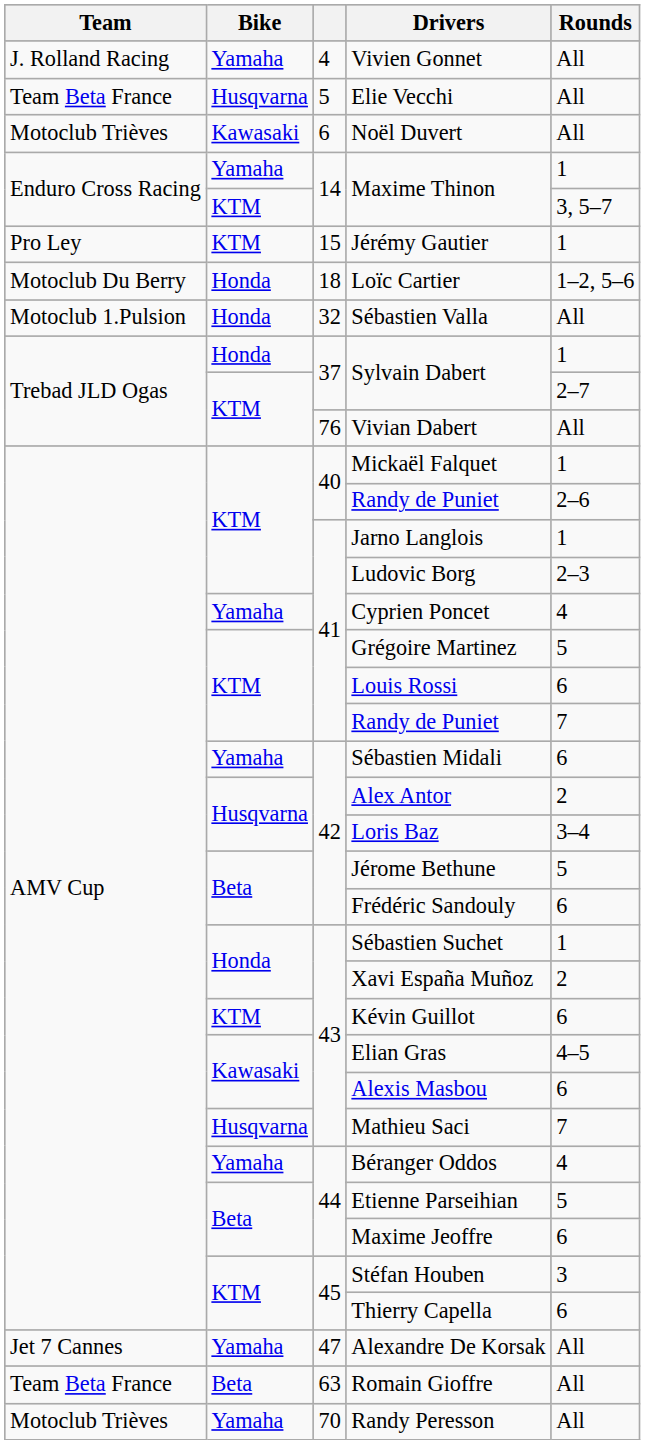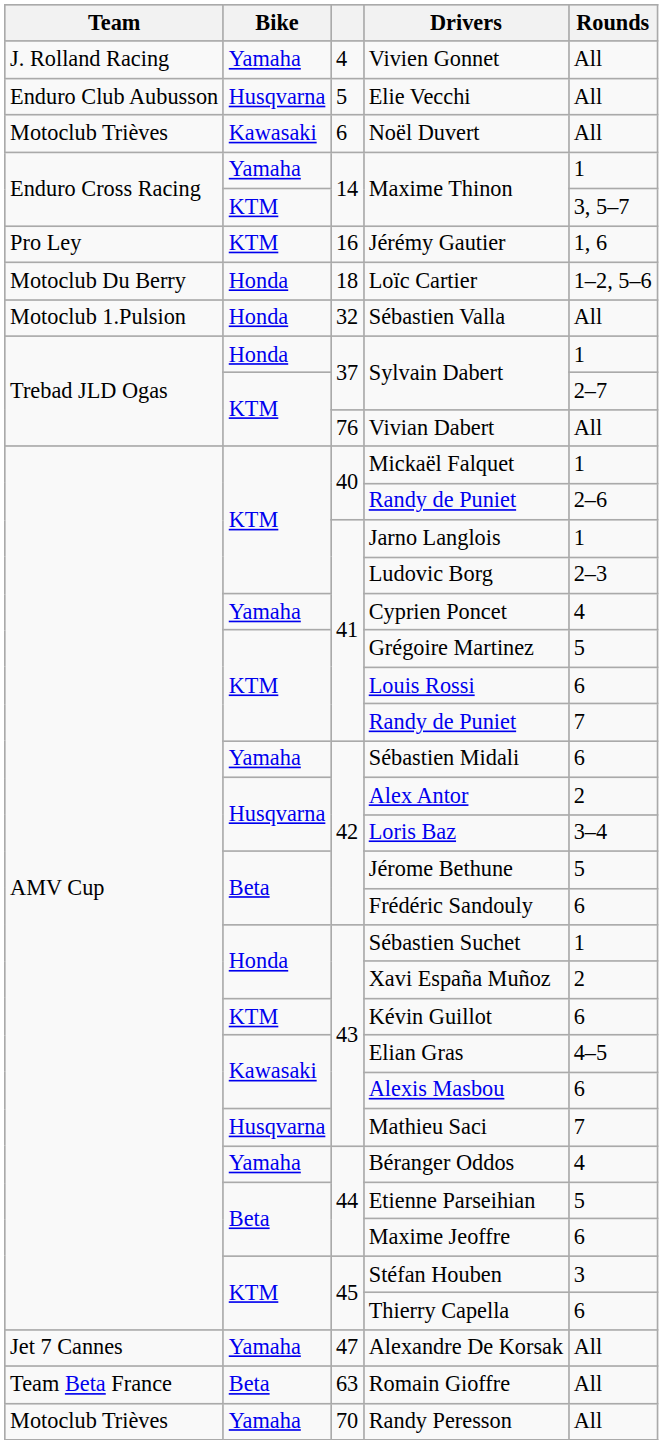(91, 96) Team Beta France -> (114, 96) Enduro Club Aubusson
(330, 243) 15 -> (347, 243) 16
(562, 243) 1 -> (590, 243) 1, 6
